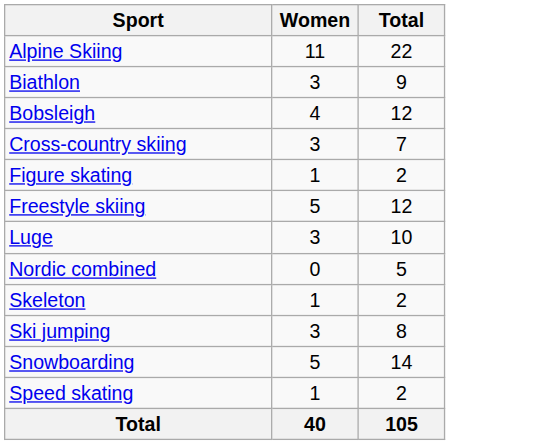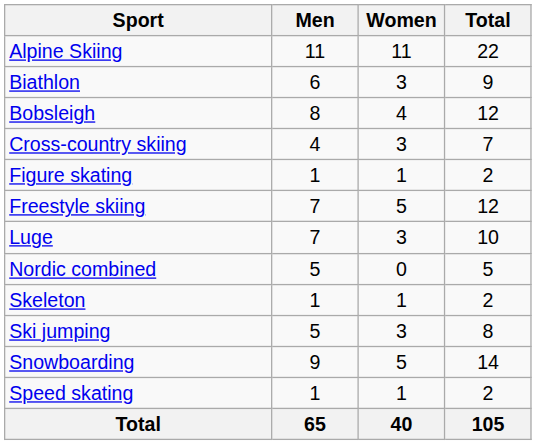+ column: (315, 20)
